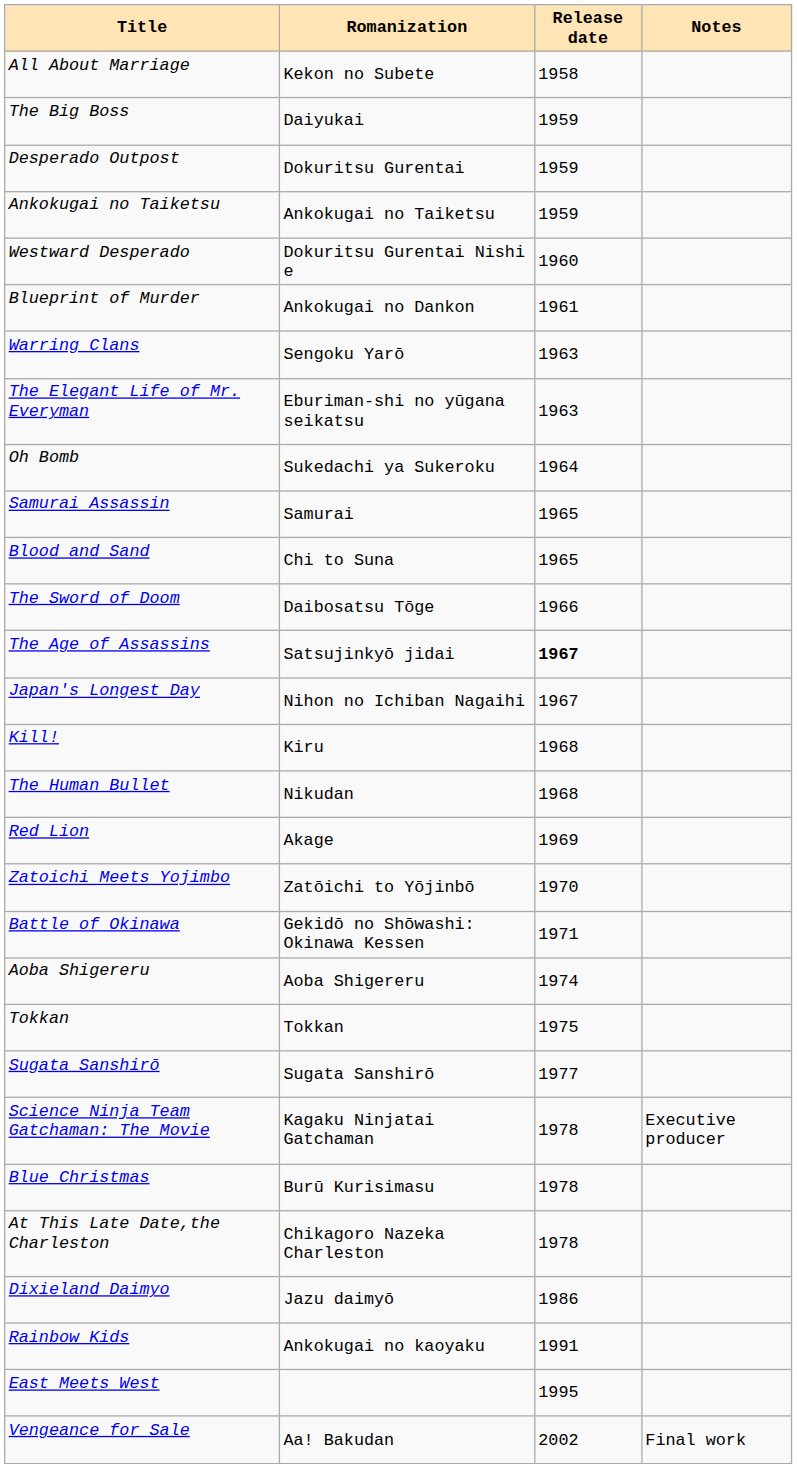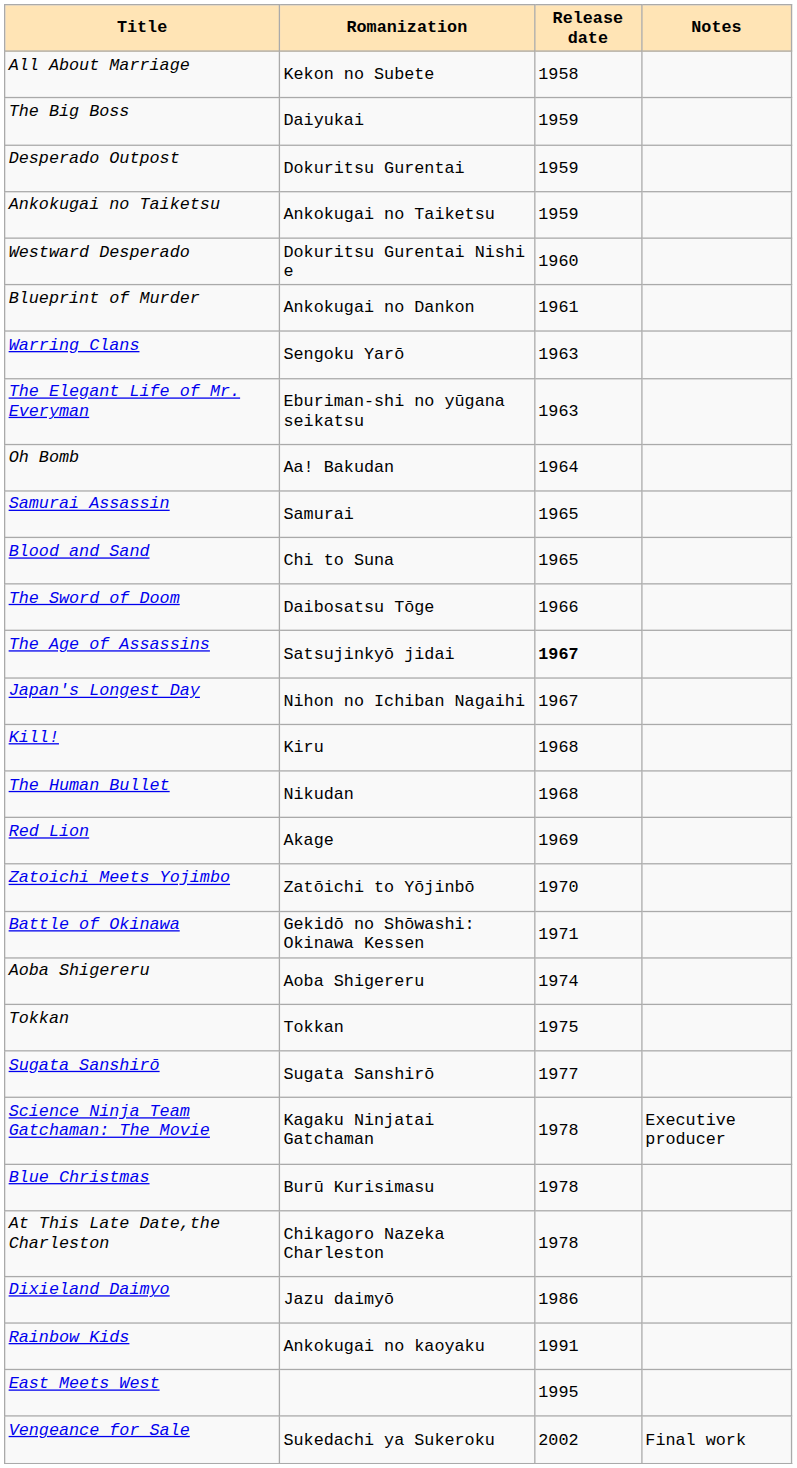(389, 467) Sukedachi ya Sukeroku -> (339, 467) Aa! Bakudan
(339, 1440) Aa! Bakudan -> (389, 1440) Sukedachi ya Sukeroku
